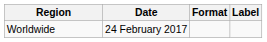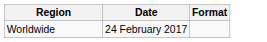- column: (246, 12)
